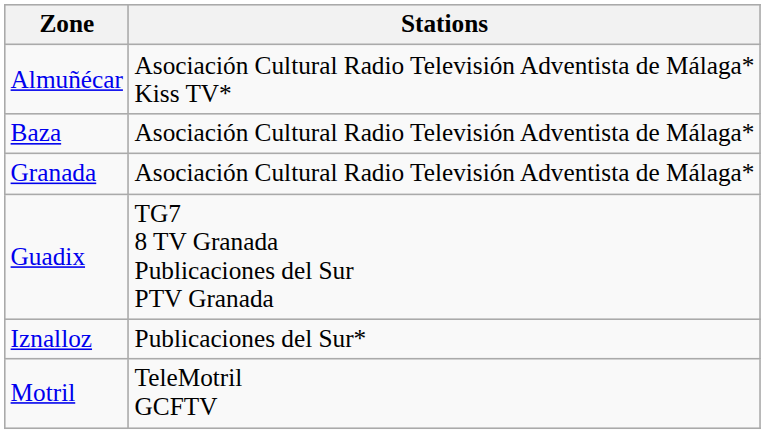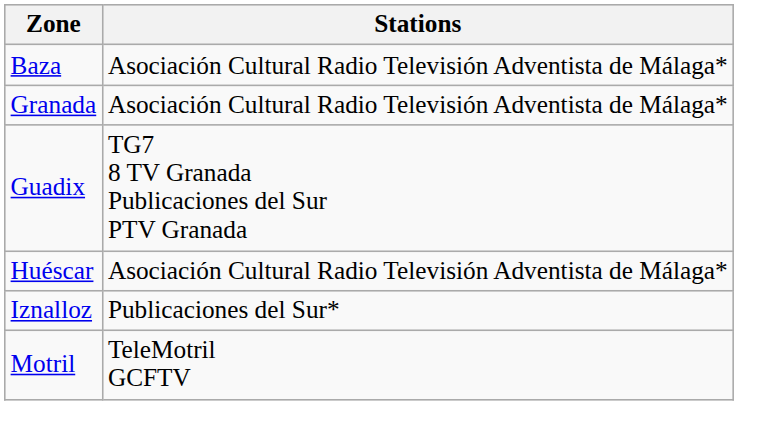- row: (67, 78)
+ row: (52, 270)
